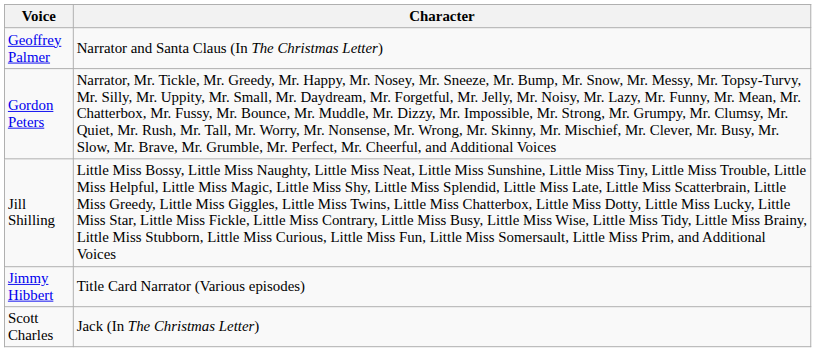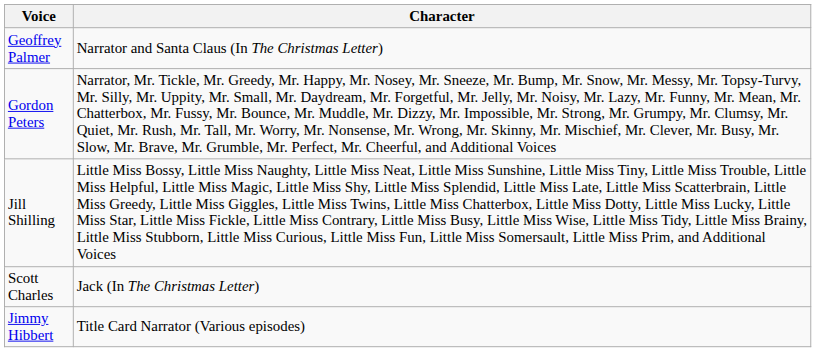rows swapped: (31, 326) <-> (31, 286)
